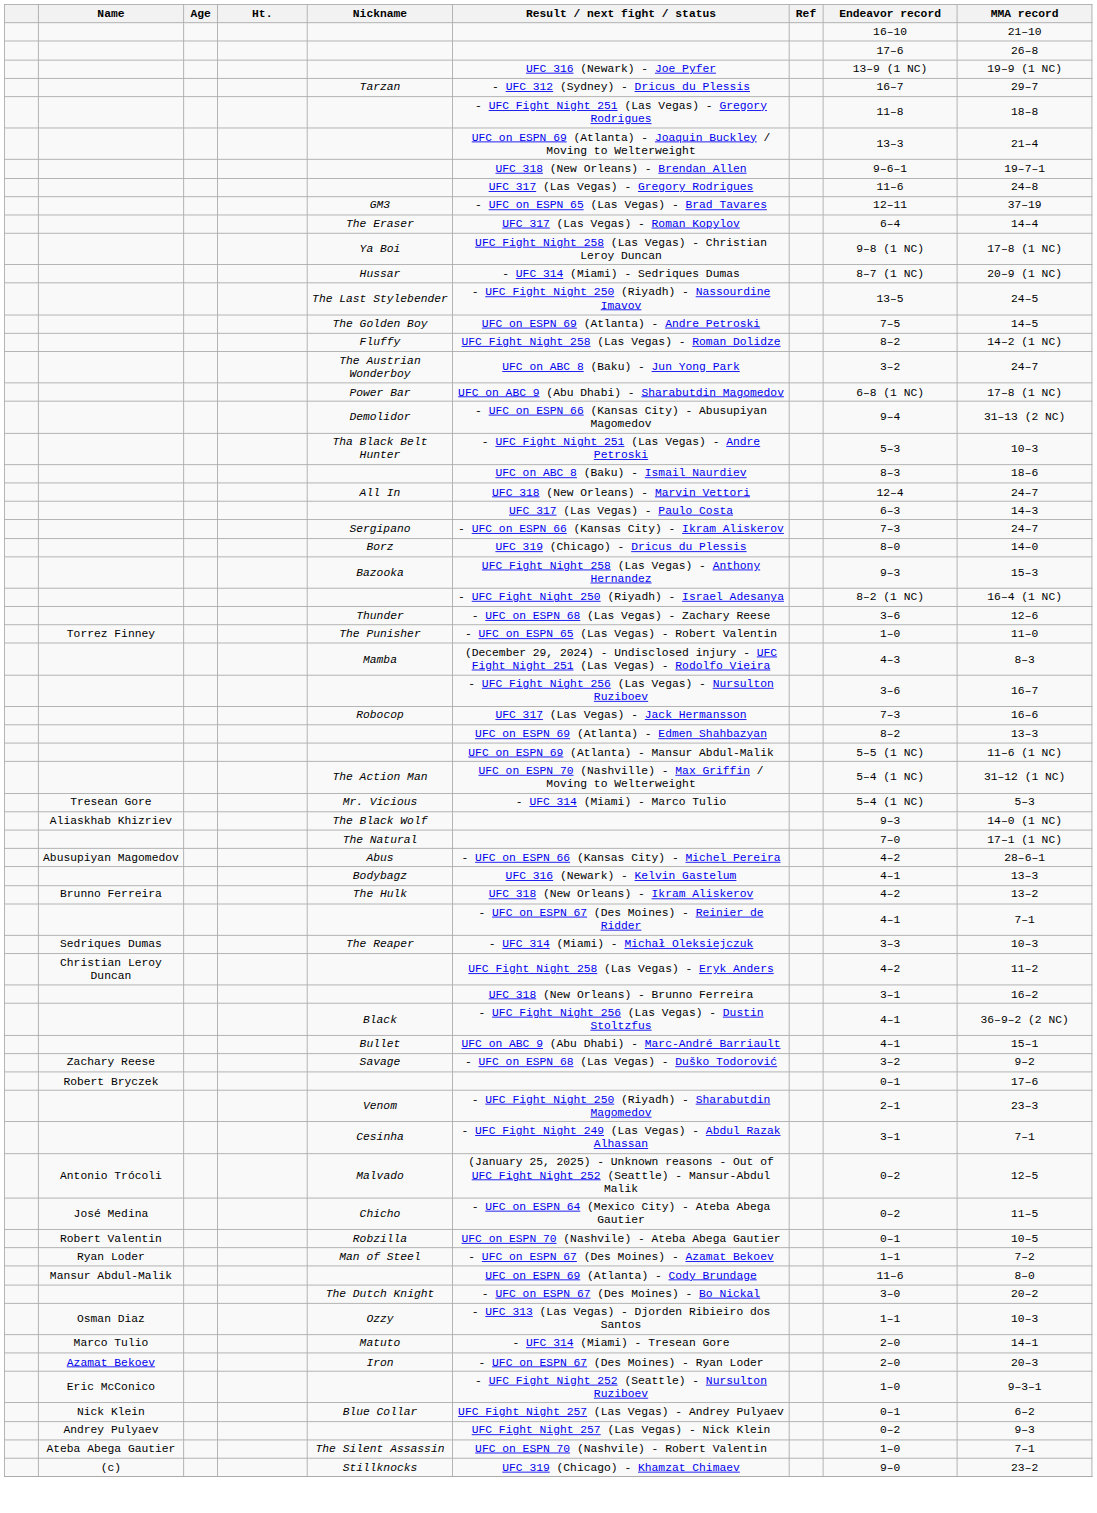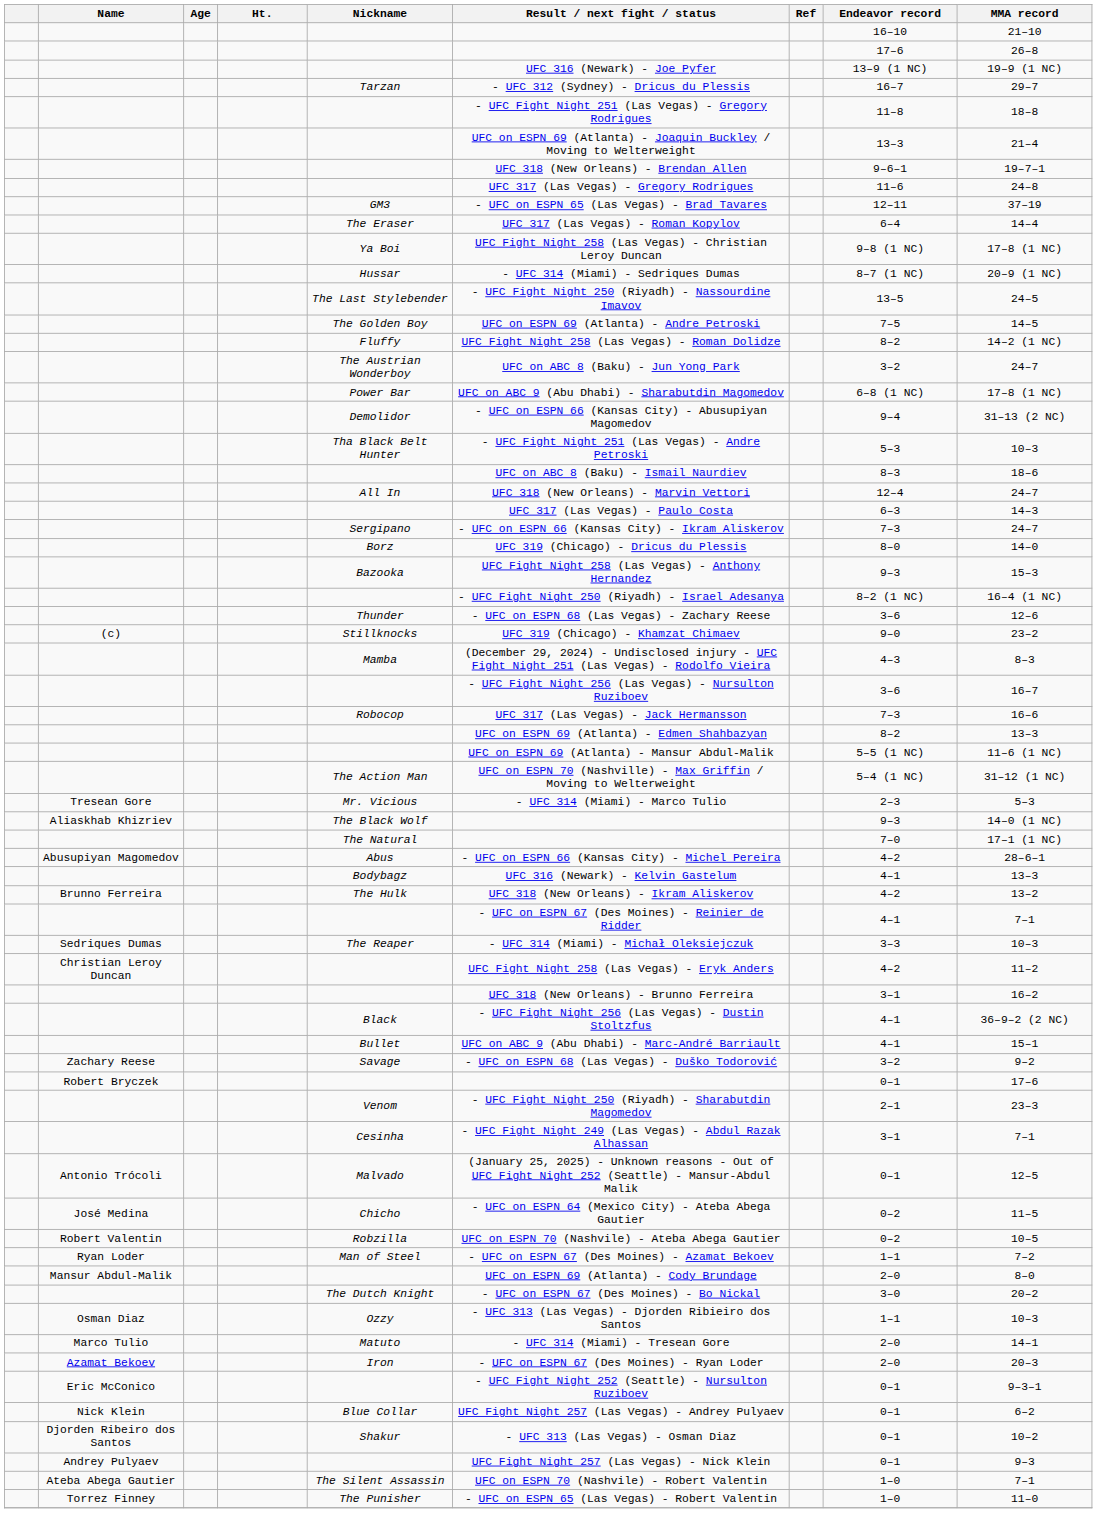rows swapped: (21, 1467) <-> (21, 634)
(890, 802) 5–4 (1 NC) -> (890, 802) 2–3
(890, 1176) 0–2 -> (890, 1176) 0–1
(890, 1239) 0–1 -> (890, 1239) 0–2
(890, 1275) 11–6 -> (890, 1275) 2–0
(890, 1387) 1–0 -> (890, 1387) 0–1
+ row: (21, 1437)
(890, 1431) 0–2 -> (890, 1462) 0–1
